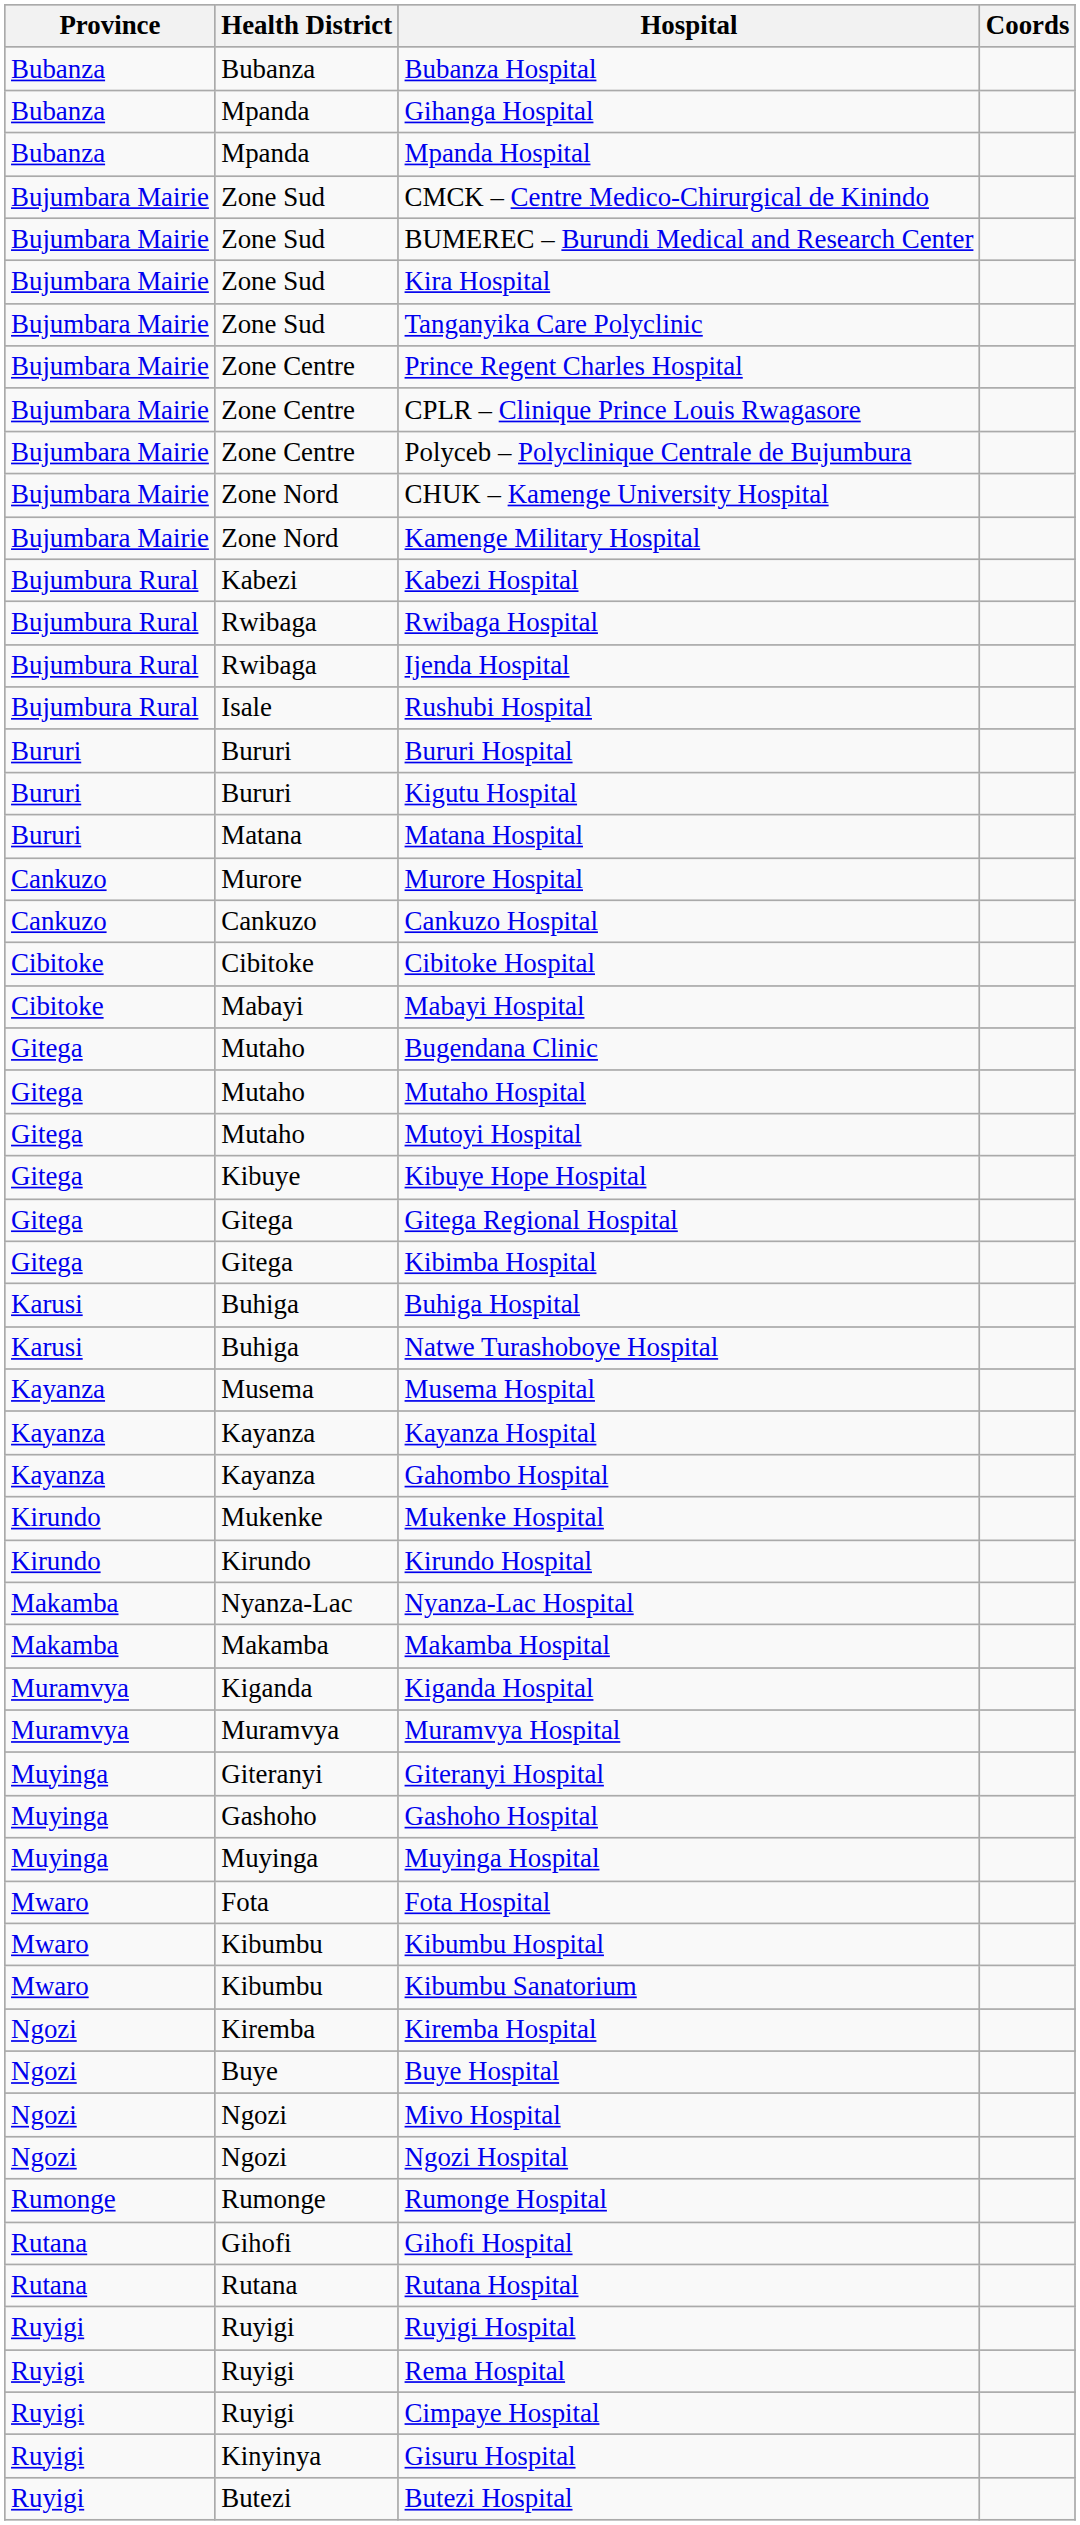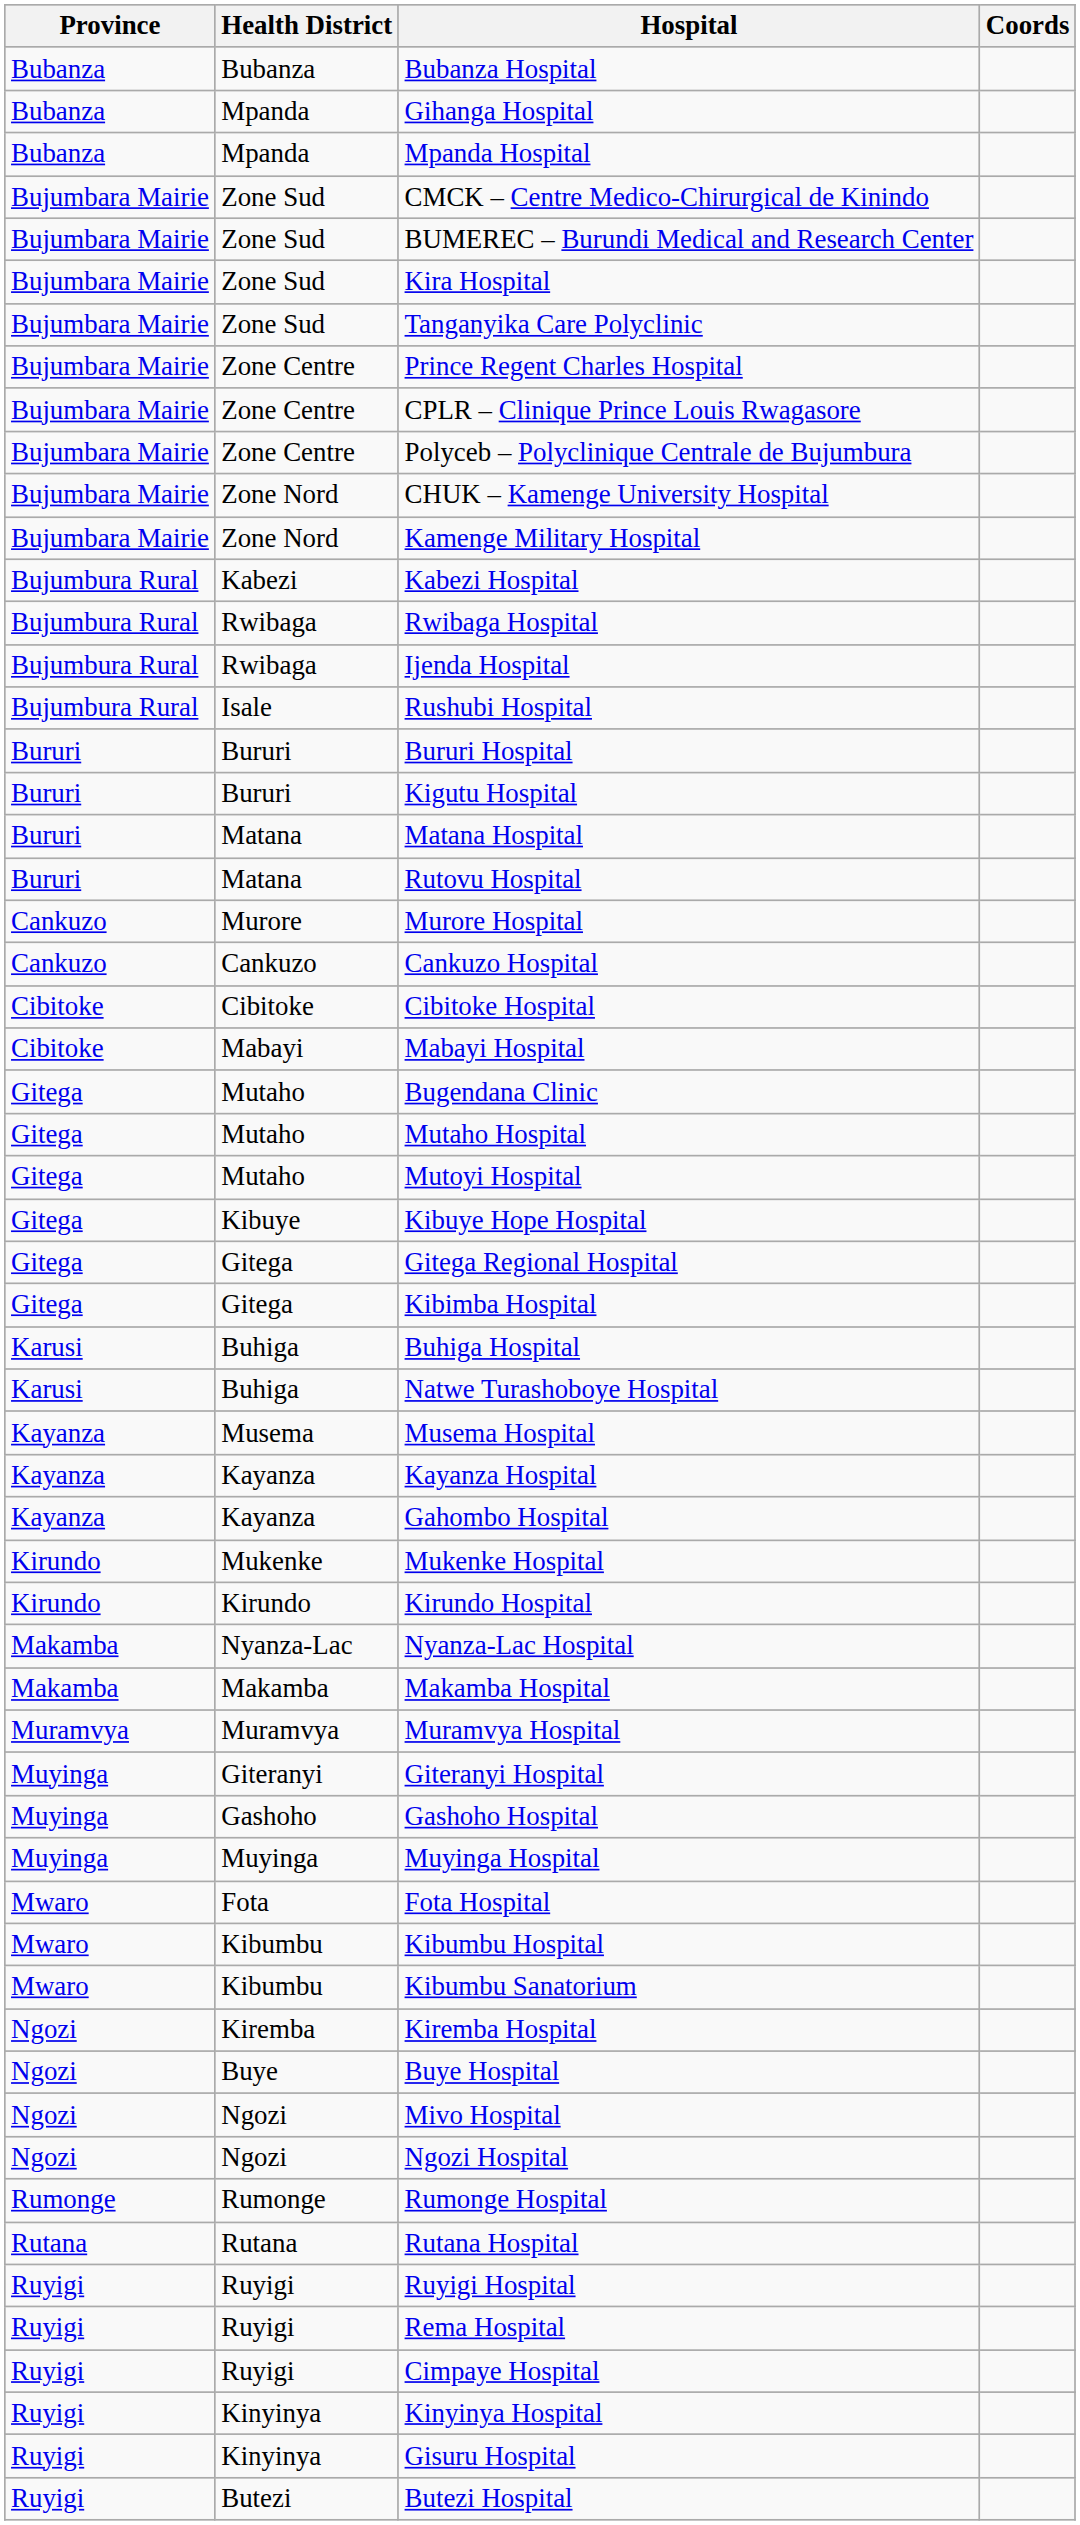+ row: (493, 878)
- row: (499, 1688)
- row: (489, 2242)
+ row: (503, 2413)
